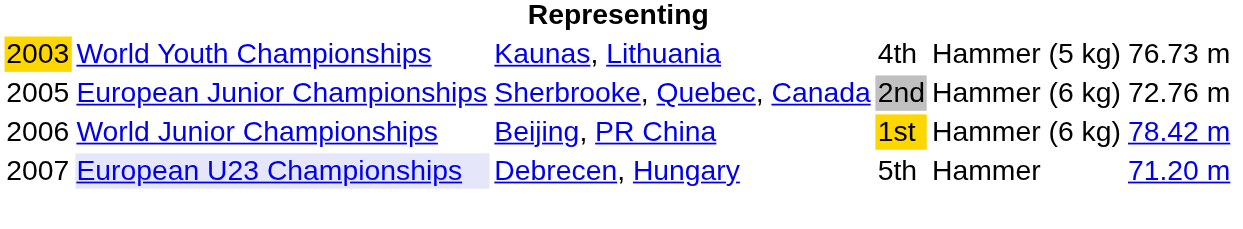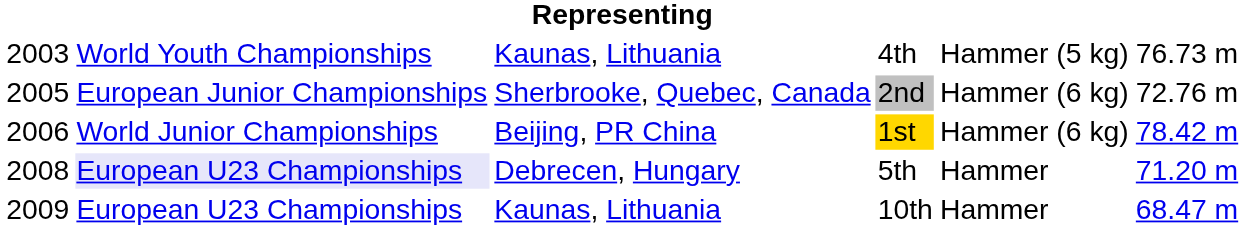(38, 53) gold background -> (38, 53) no background
(38, 170) 2007 -> (38, 170) 2008
+ row: (905, 209)
